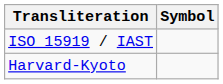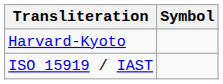rows swapped: (81, 41) <-> (67, 66)
